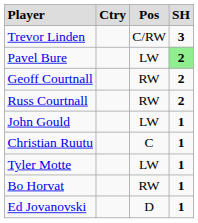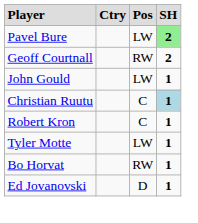- row: (46, 36)
- row: (48, 100)
(181, 143) no background -> (168, 100) lightblue background
+ row: (41, 121)
